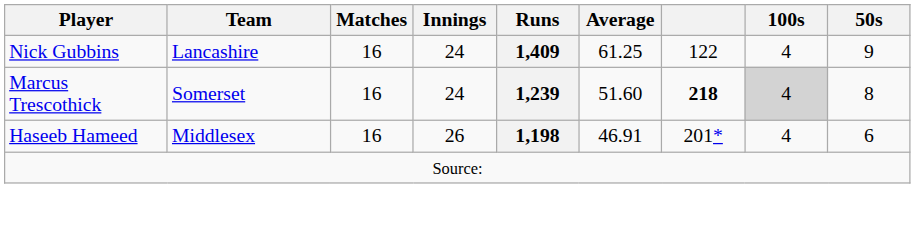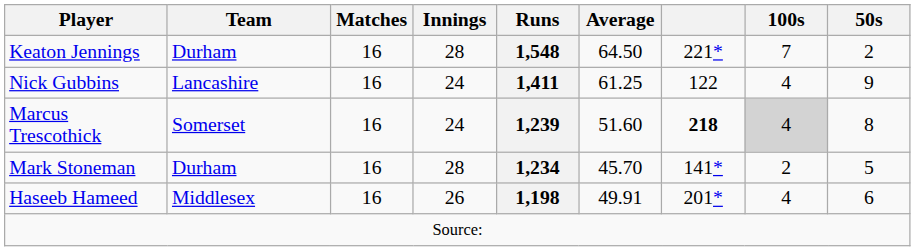+ row: (74, 51)
(537, 51) 1,409 -> (537, 82) 1,411
+ row: (72, 167)
(620, 135) 46.91 -> (620, 198) 49.91
